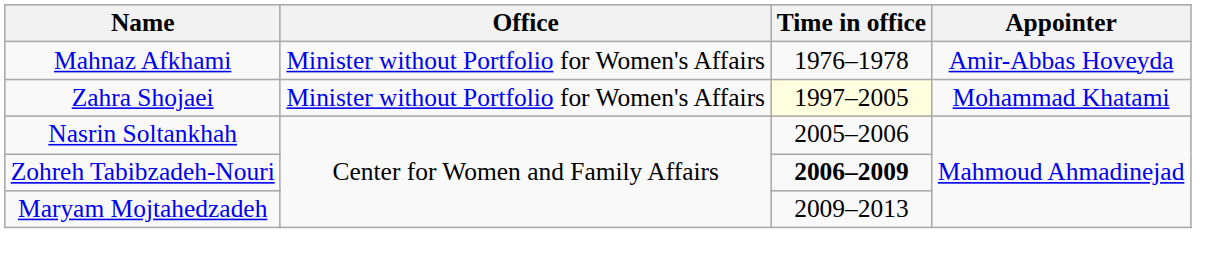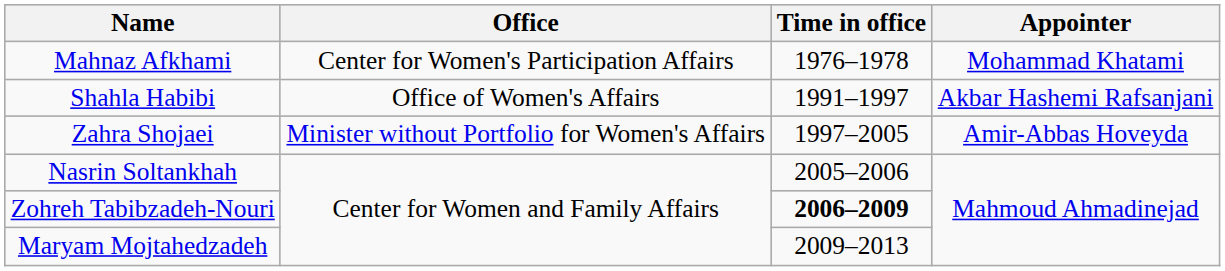(526, 60) Minister without Portfolio for Women's Affairs -> (526, 60) Center for Women's Participation Affairs
(1061, 60) Amir-Abbas Hoveyda -> (1076, 60) Mohammad Khatami
+ row: (143, 97)
(851, 97) lightyellow background -> (851, 134) no background
(1061, 97) Mohammad Khatami -> (1076, 134) Amir-Abbas Hoveyda
